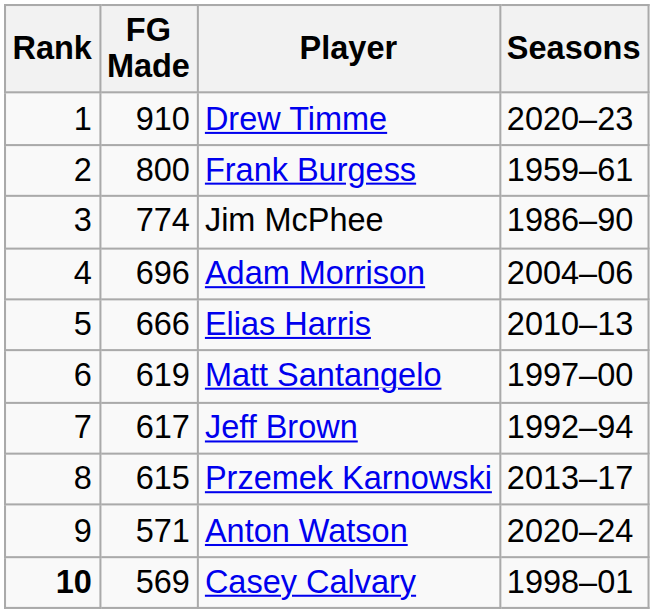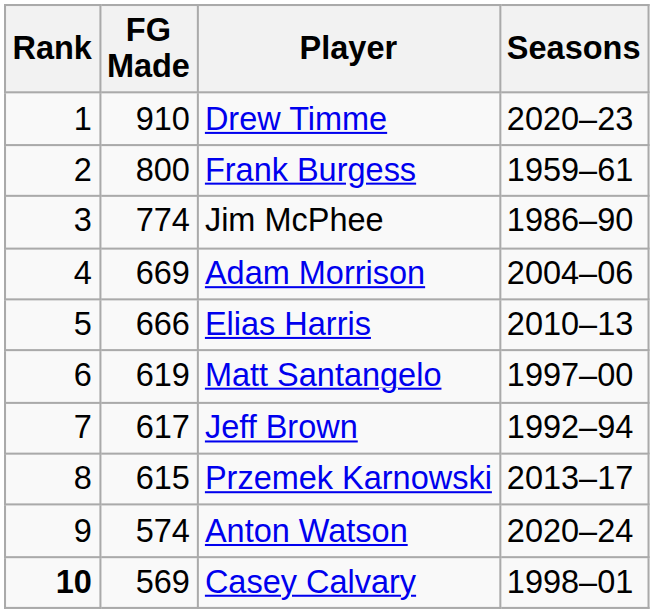(163, 272) 696 -> (163, 272) 669
(163, 530) 571 -> (163, 530) 574
